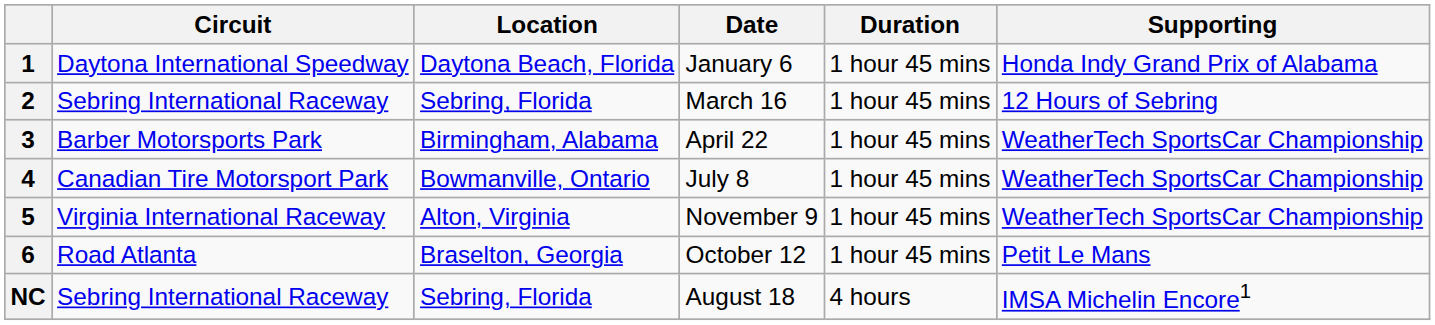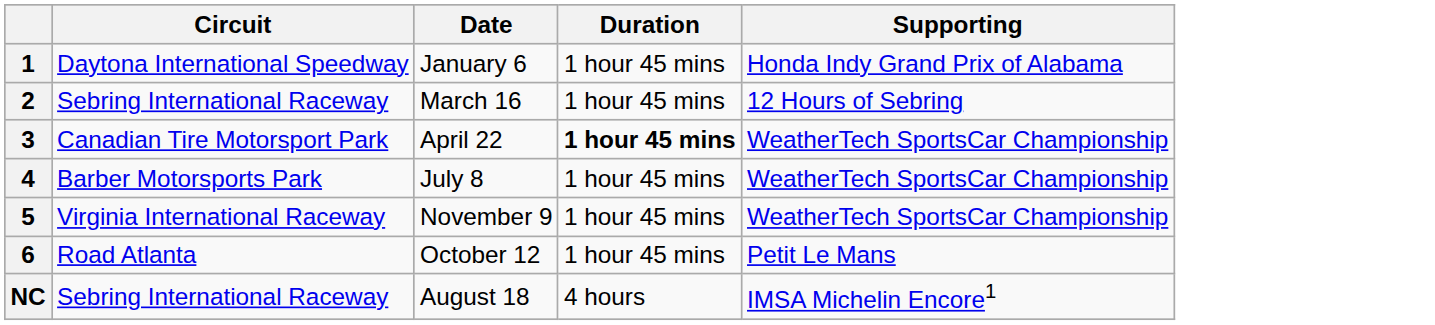- column: (547, 24)
(190, 140) Barber Motorsports Park -> (223, 140) Canadian Tire Motorsport Park
(910, 140) normal -> (650, 140) bold
(223, 178) Canadian Tire Motorsport Park -> (190, 178) Barber Motorsports Park
